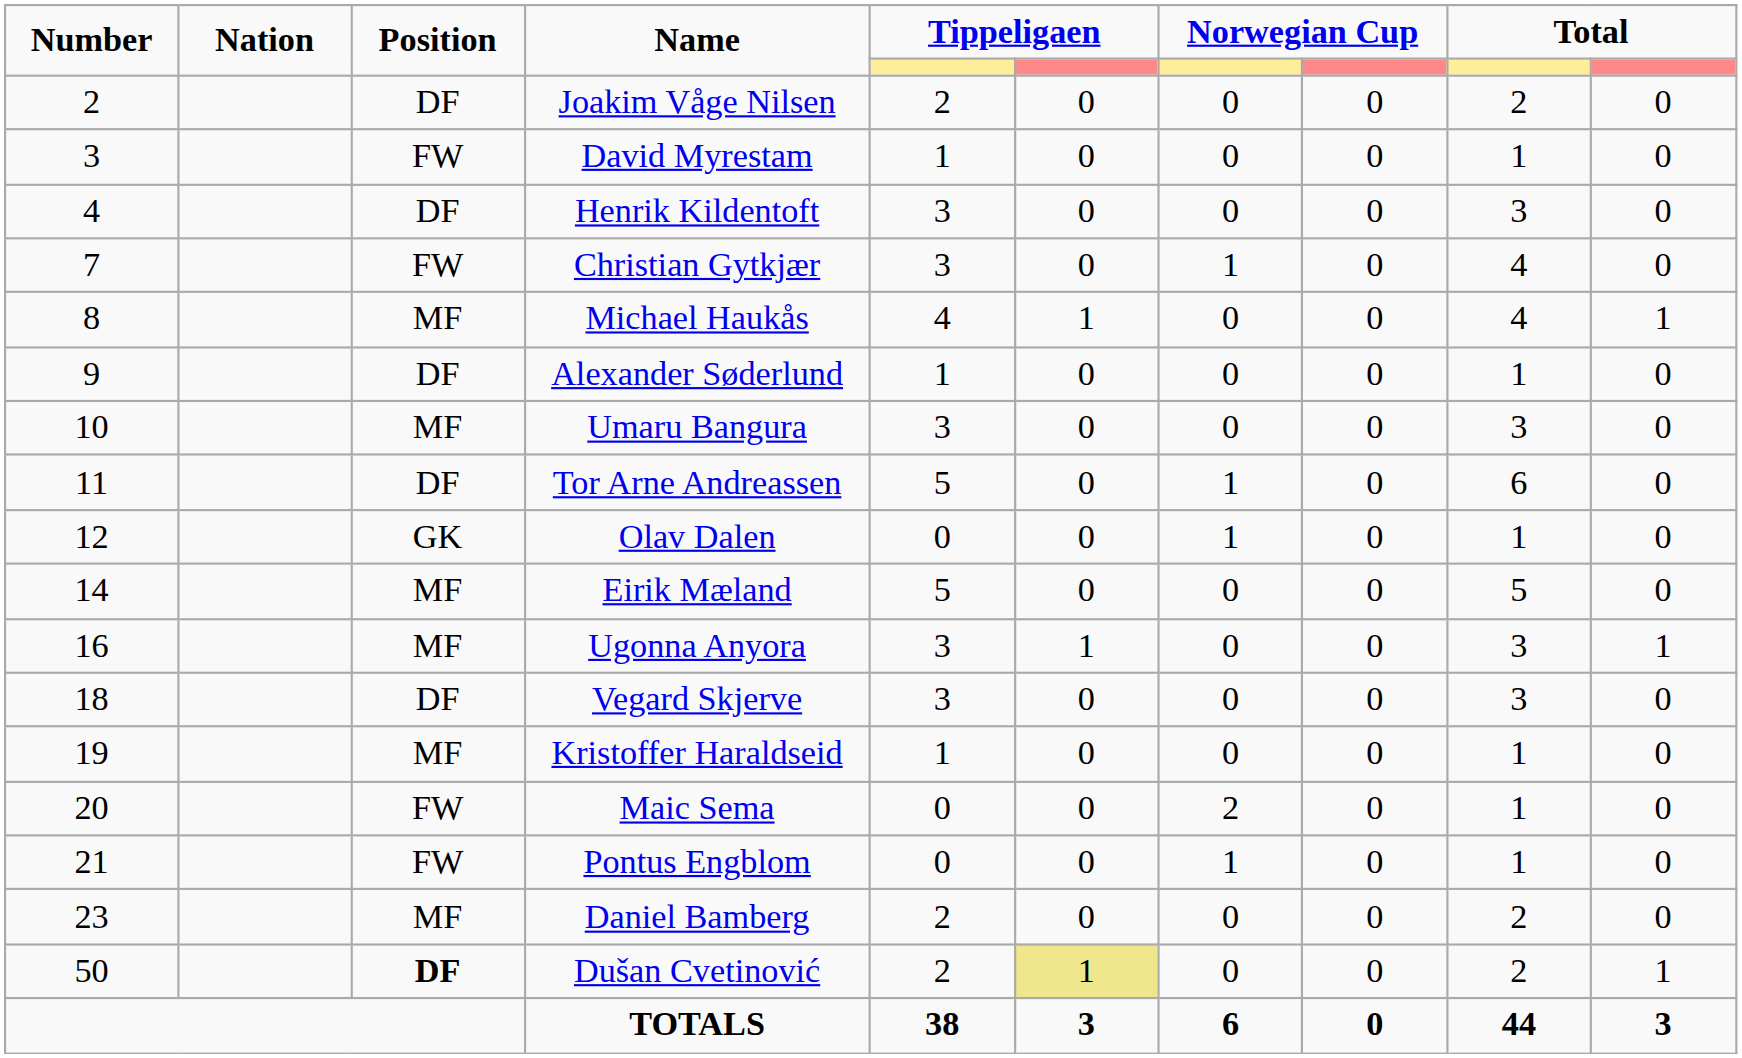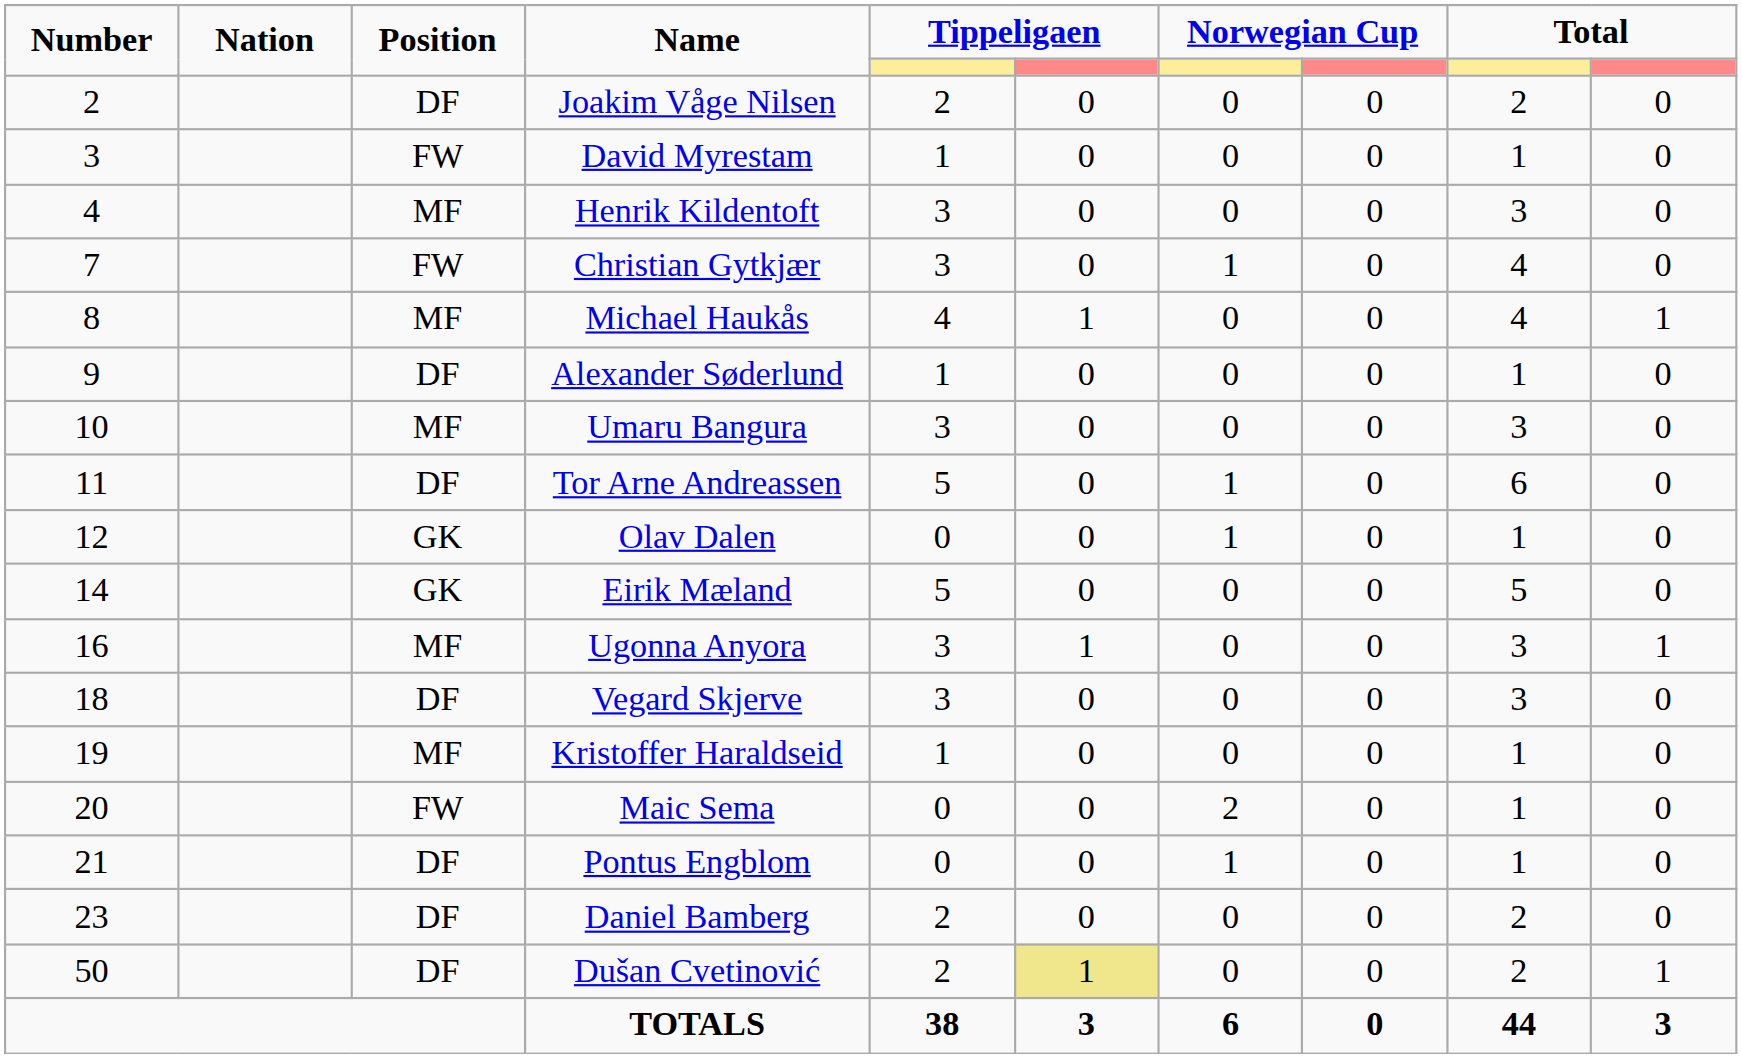(438, 210) DF -> (438, 210) MF
(438, 590) MF -> (438, 590) GK
(438, 861) FW -> (438, 861) DF
(438, 916) MF -> (438, 916) DF
(438, 970) bold -> (438, 970) normal
